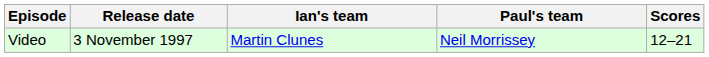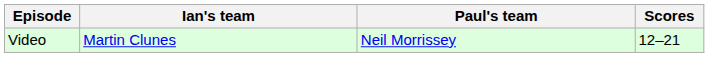- column: (148, 16)
